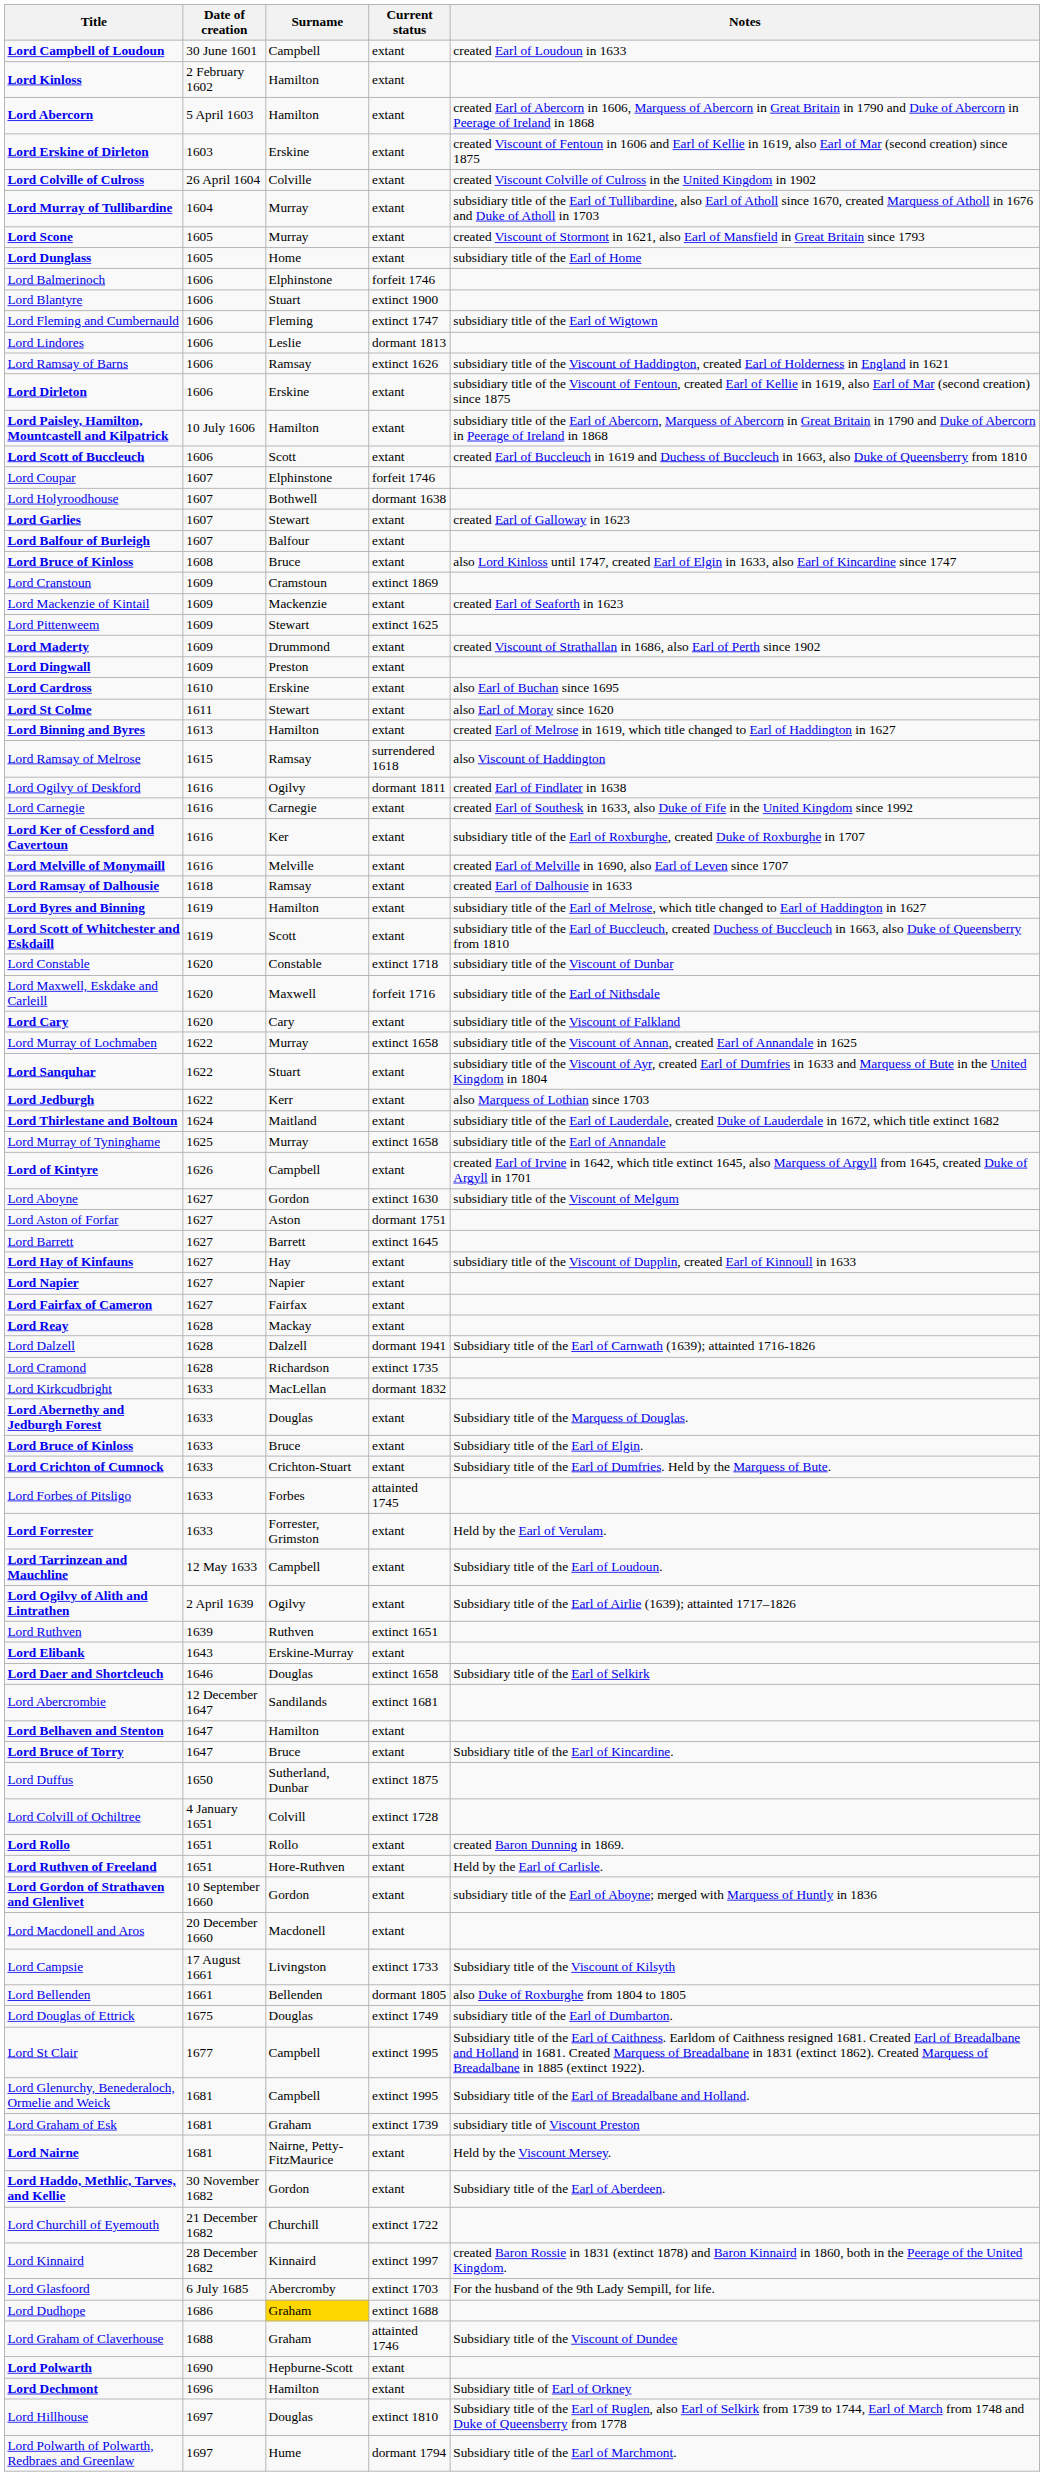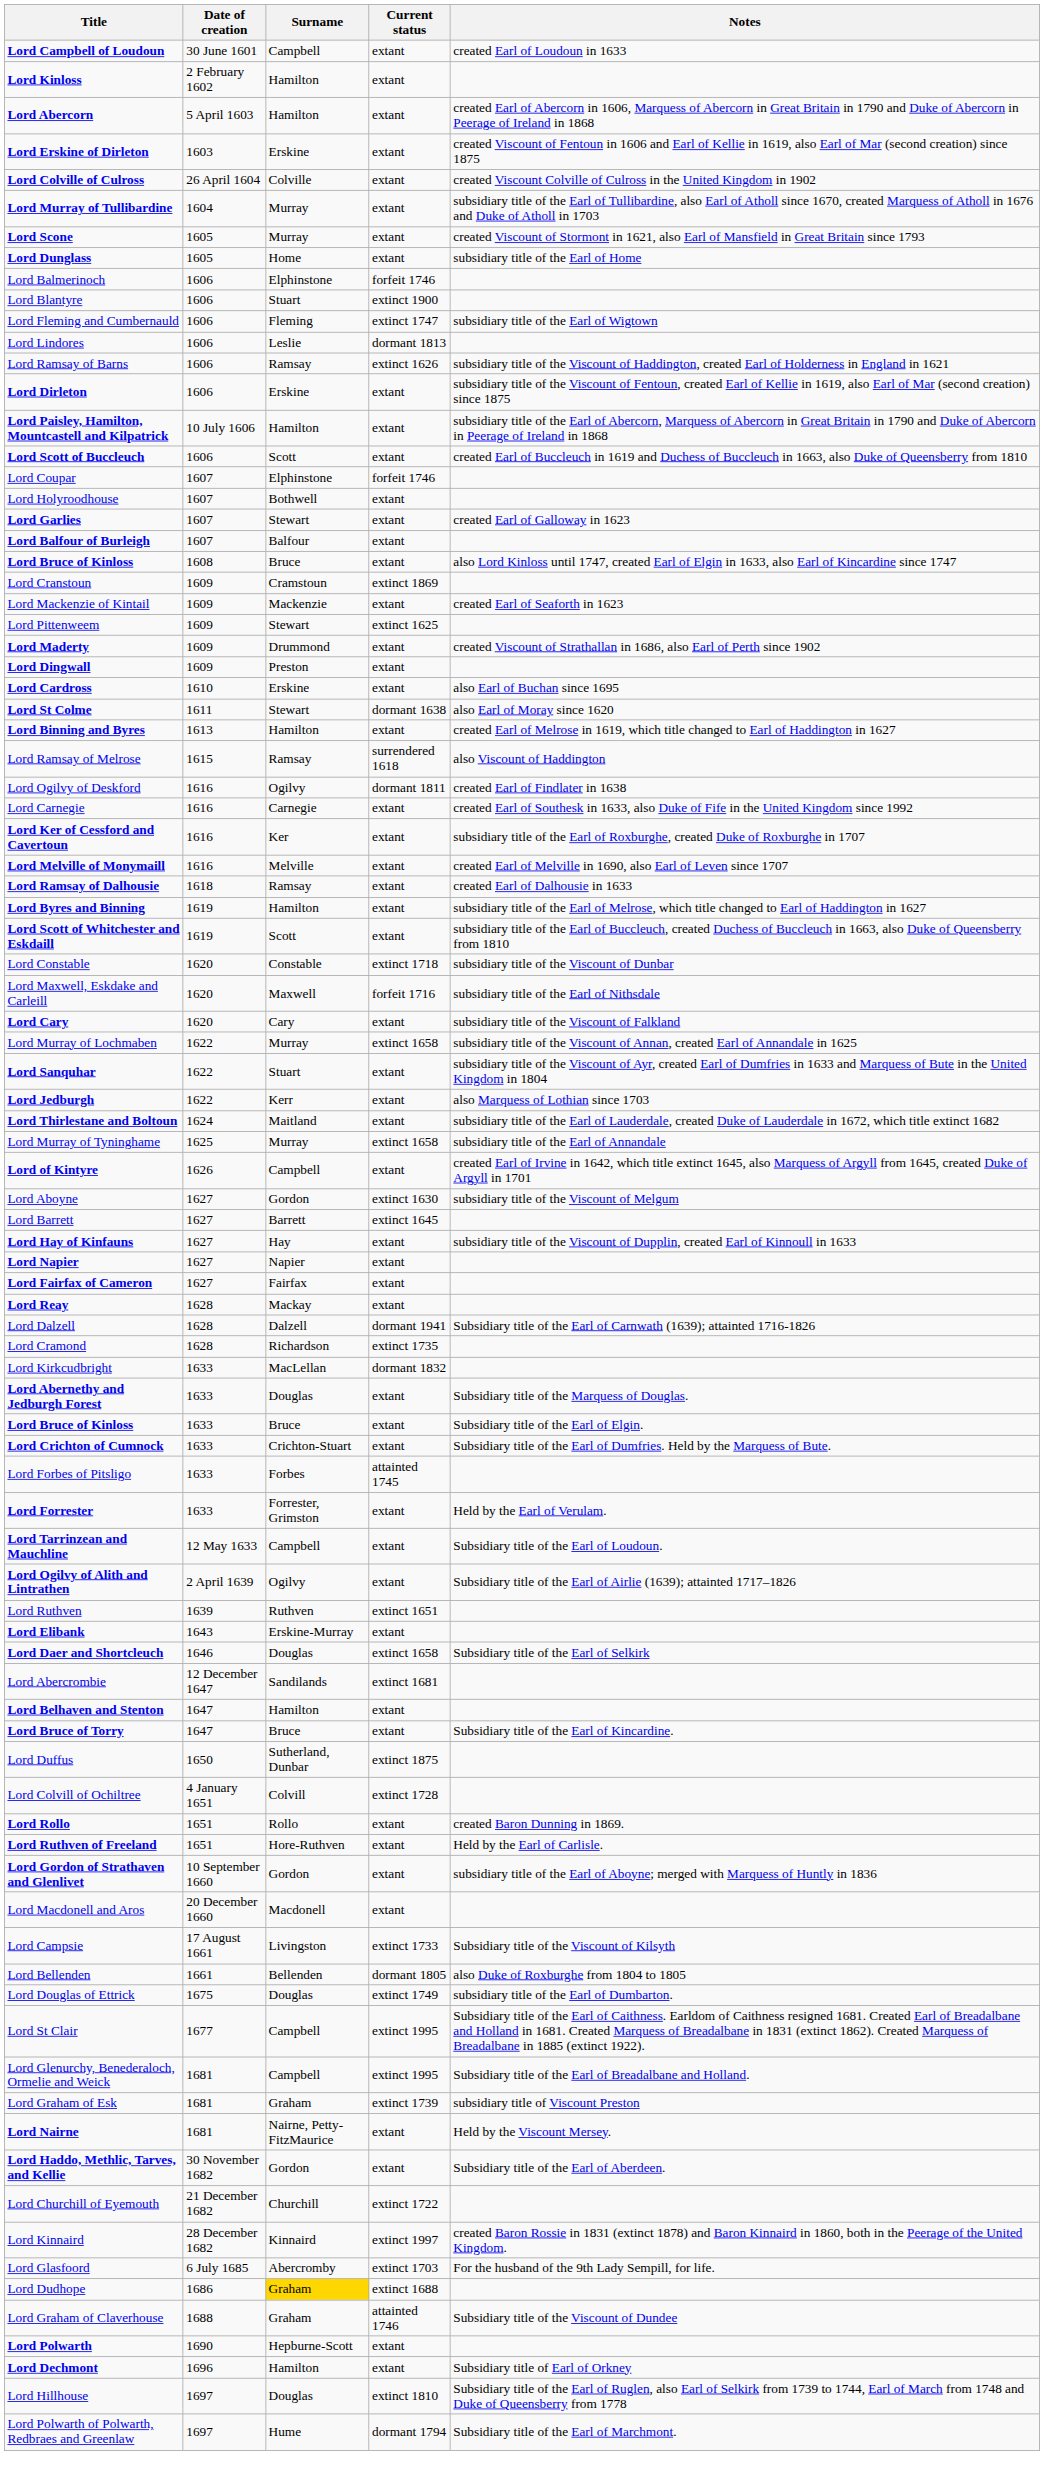(409, 498) dormant 1638 -> (388, 498) extant
(388, 709) extant -> (409, 709) dormant 1638
- row: (63, 1220)
